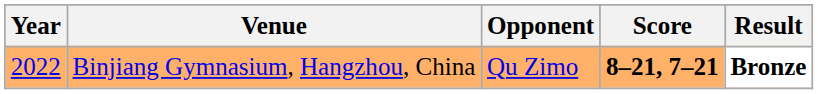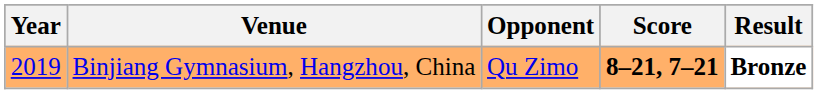(36, 66) 2022 -> (36, 66) 2019
